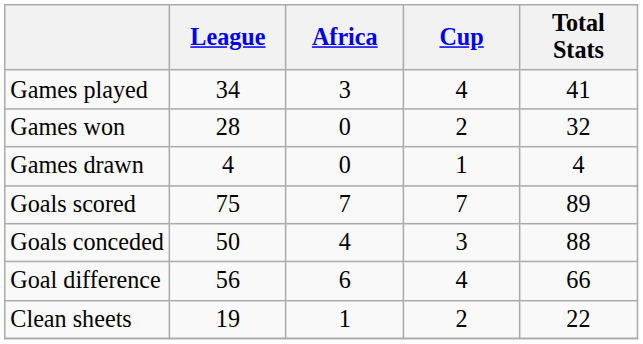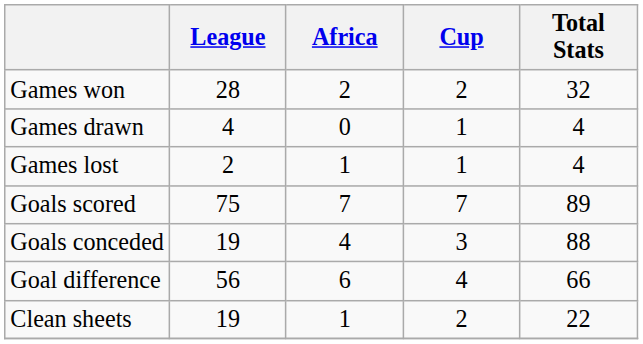- row: (79, 89)
(345, 127) 0 -> (345, 89) 2
+ row: (64, 165)
(228, 242) 50 -> (228, 242) 19
